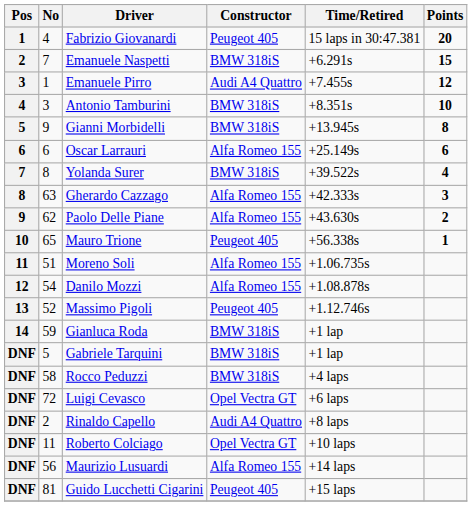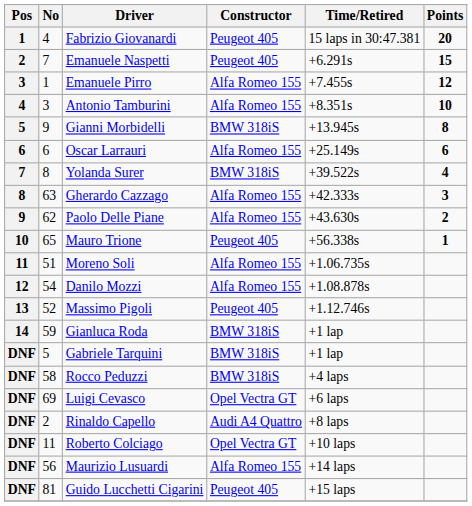(245, 60) BMW 318iS -> (244, 60) Peugeot 405
(256, 83) Audi A4 Quattro -> (256, 83) Alfa Romeo 155
(245, 105) BMW 318iS -> (256, 105) Alfa Romeo 155
(49, 399) 72 -> (49, 399) 69
